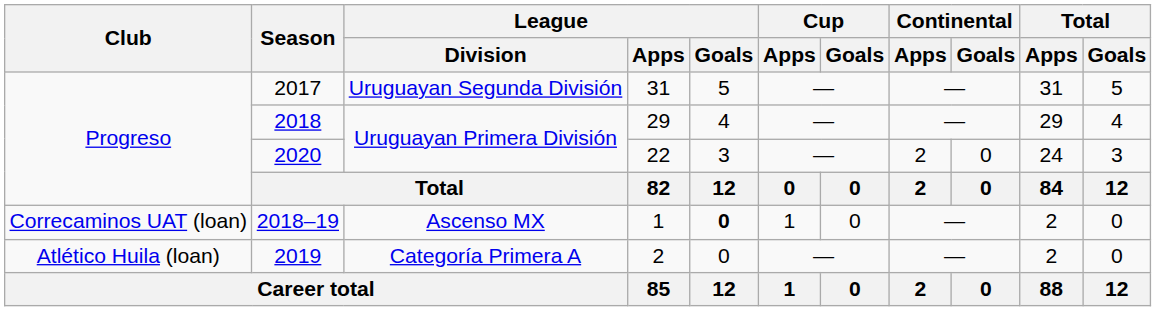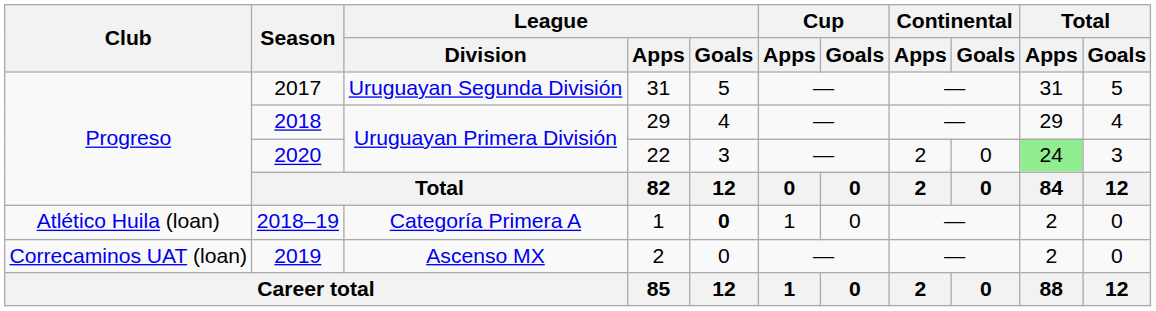(1051, 155) no background -> (1051, 155) lightgreen background
(128, 222) Correcaminos UAT (loan) -> (128, 222) Atlético Huila (loan)
(486, 222) Ascenso MX -> (486, 222) Categoría Primera A
(128, 255) Atlético Huila (loan) -> (128, 255) Correcaminos UAT (loan)
(486, 255) Categoría Primera A -> (486, 255) Ascenso MX
